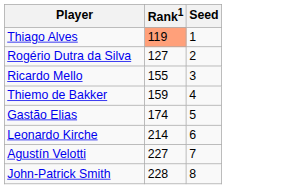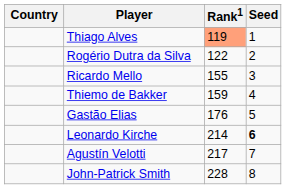+ column: (34, 15)
(158, 56) 127 -> (218, 56) 122
(158, 115) 174 -> (218, 115) 176
(193, 134) normal -> (252, 134) bold
(158, 154) 227 -> (218, 154) 217
